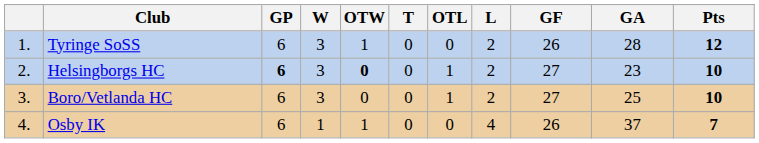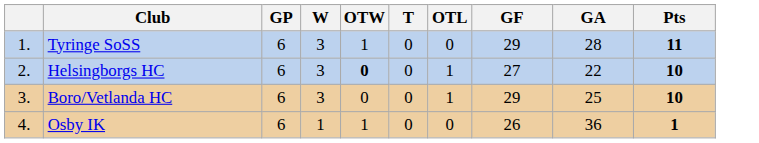- column: (491, 17)
(551, 44) 26 -> (512, 44) 29
(714, 44) 12 -> (674, 44) 11
(281, 71) bold -> (281, 71) normal
(632, 71) 23 -> (593, 71) 22
(551, 97) 27 -> (512, 97) 29
(632, 124) 37 -> (593, 124) 36
(714, 124) 7 -> (674, 124) 1
